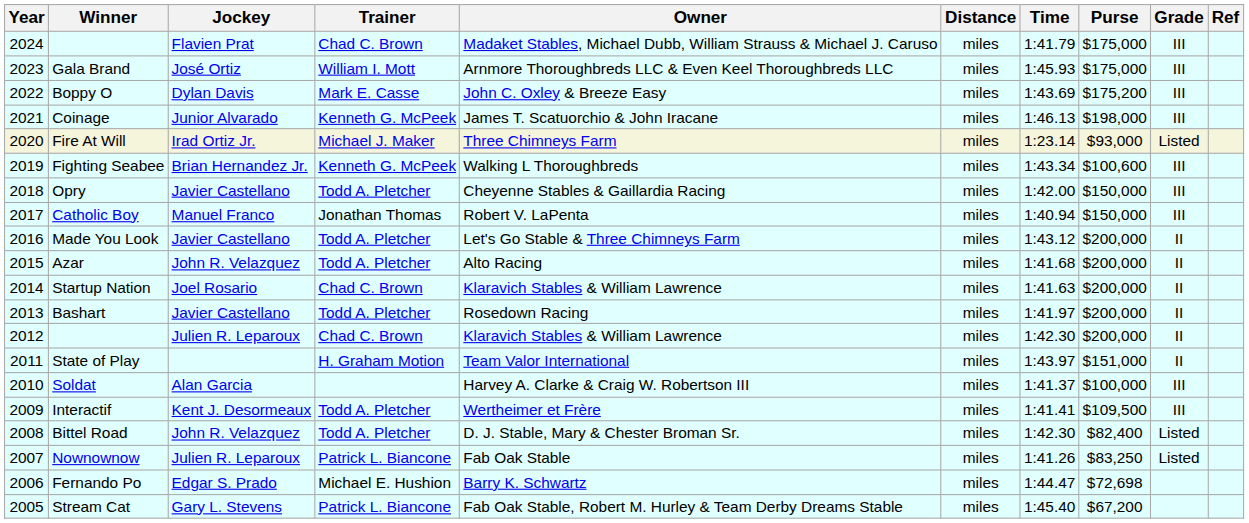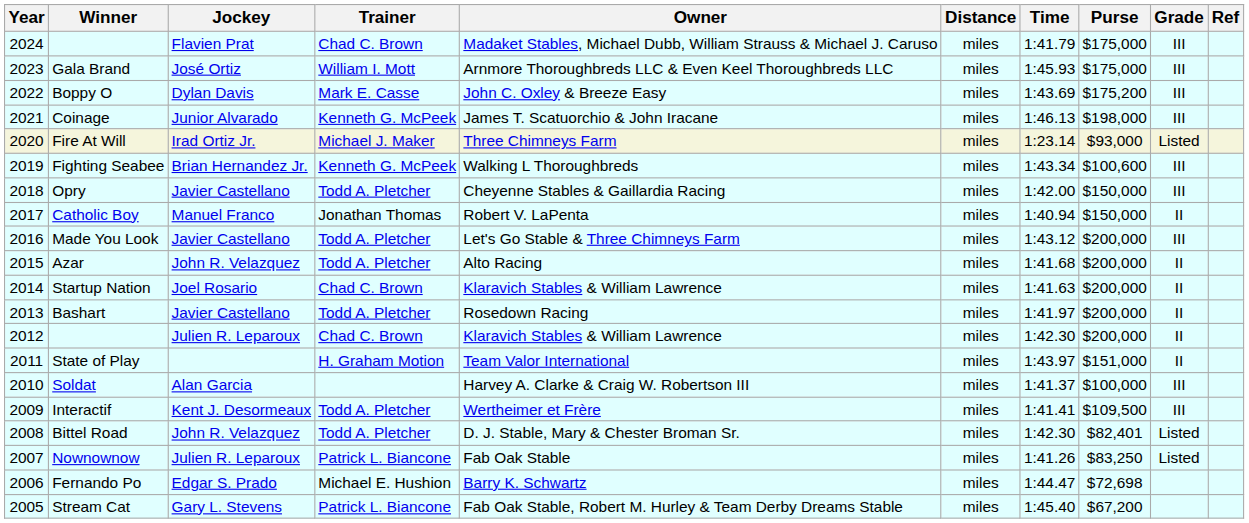(1179, 214) III -> (1179, 214) II
(1179, 239) II -> (1179, 239) III
(1115, 433) $82,400 -> (1115, 433) $82,401
